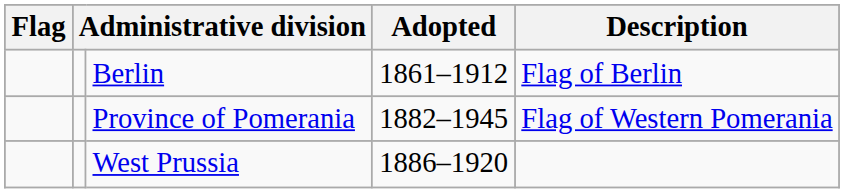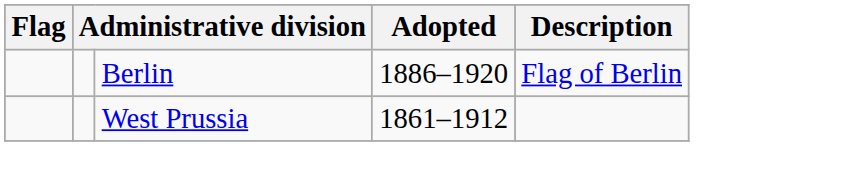(444, 72) 1861–1912 -> (444, 72) 1886–1920
- row: (224, 118)
(444, 163) 1886–1920 -> (444, 118) 1861–1912
